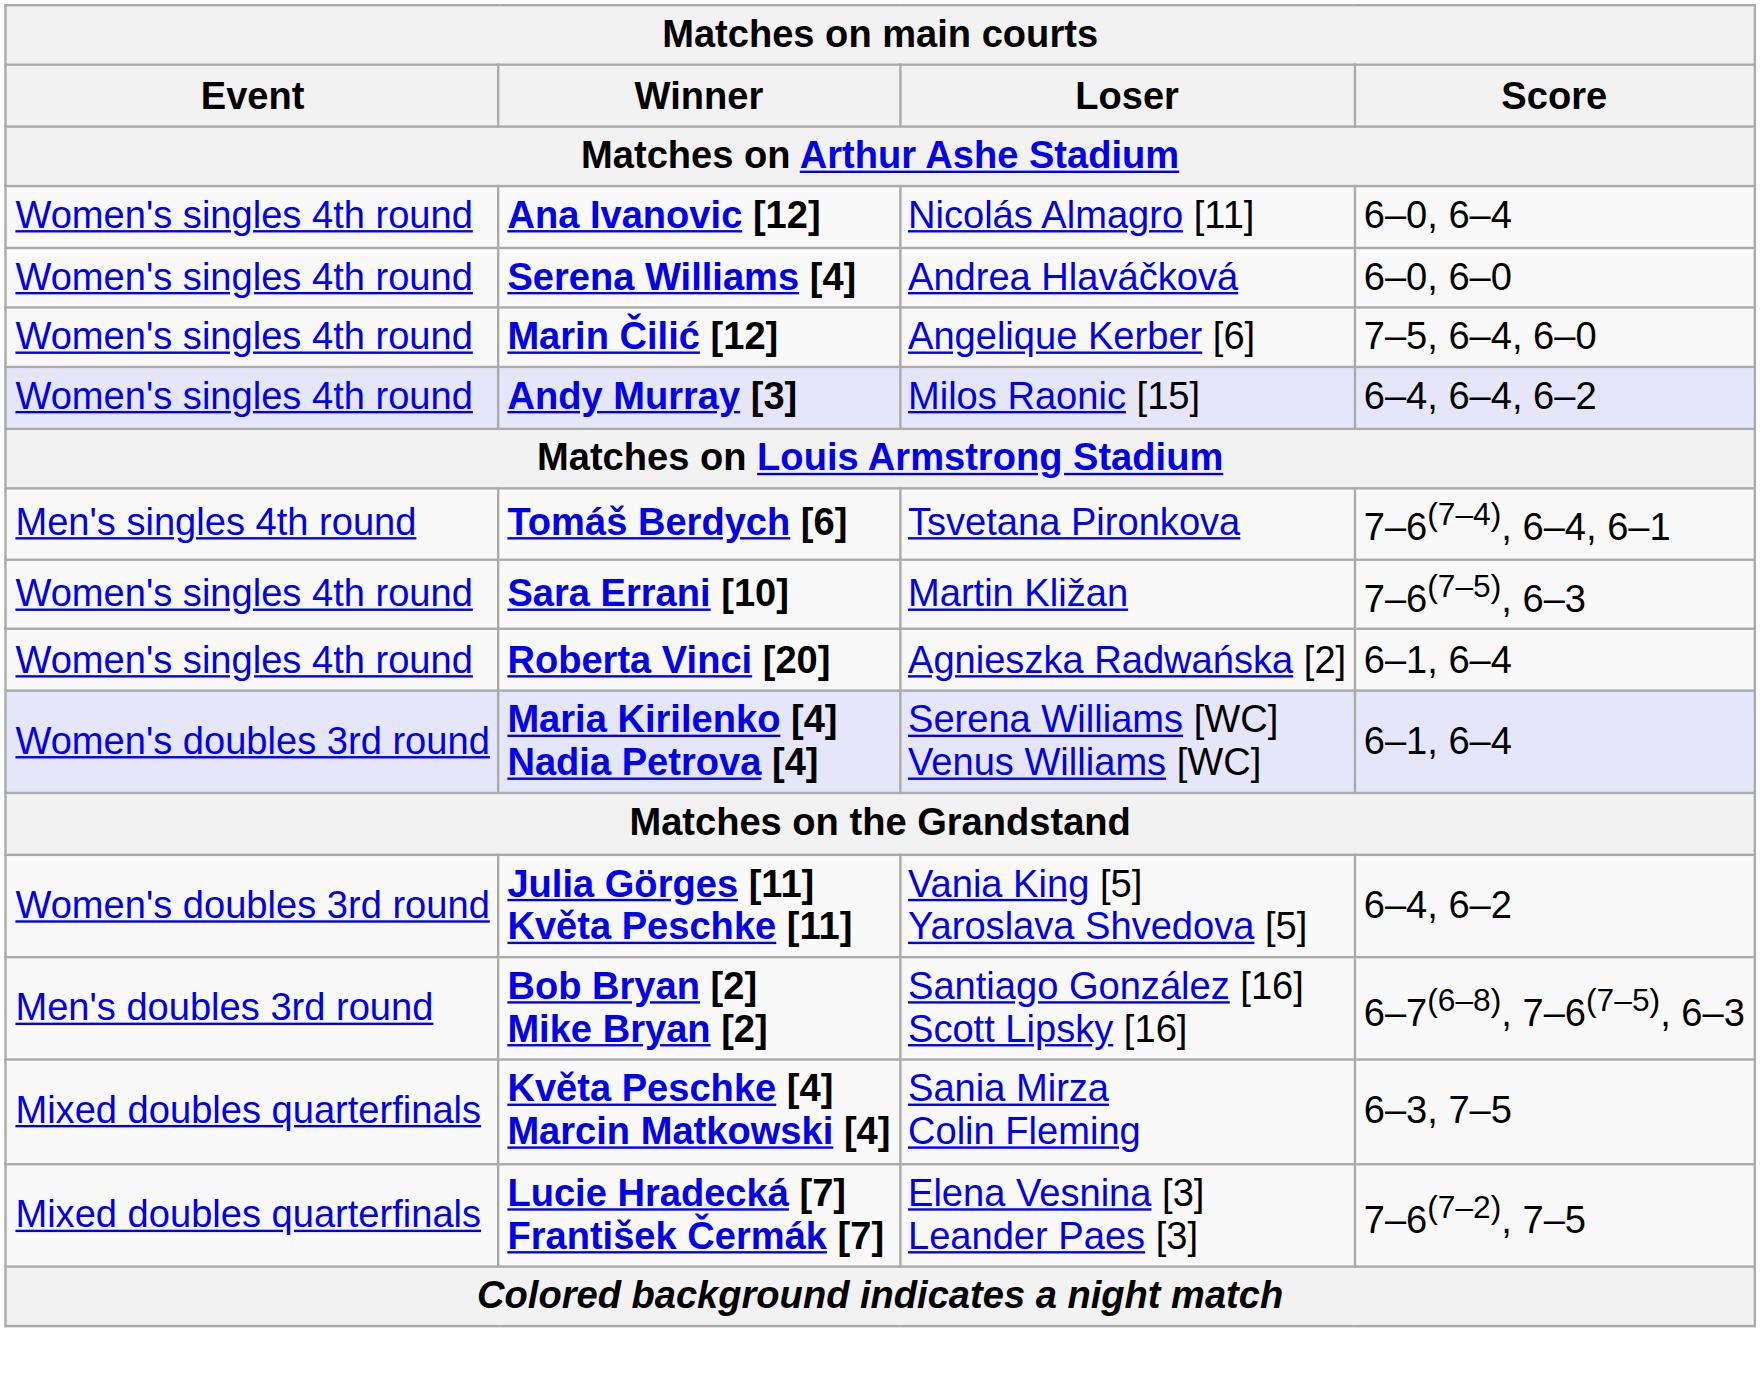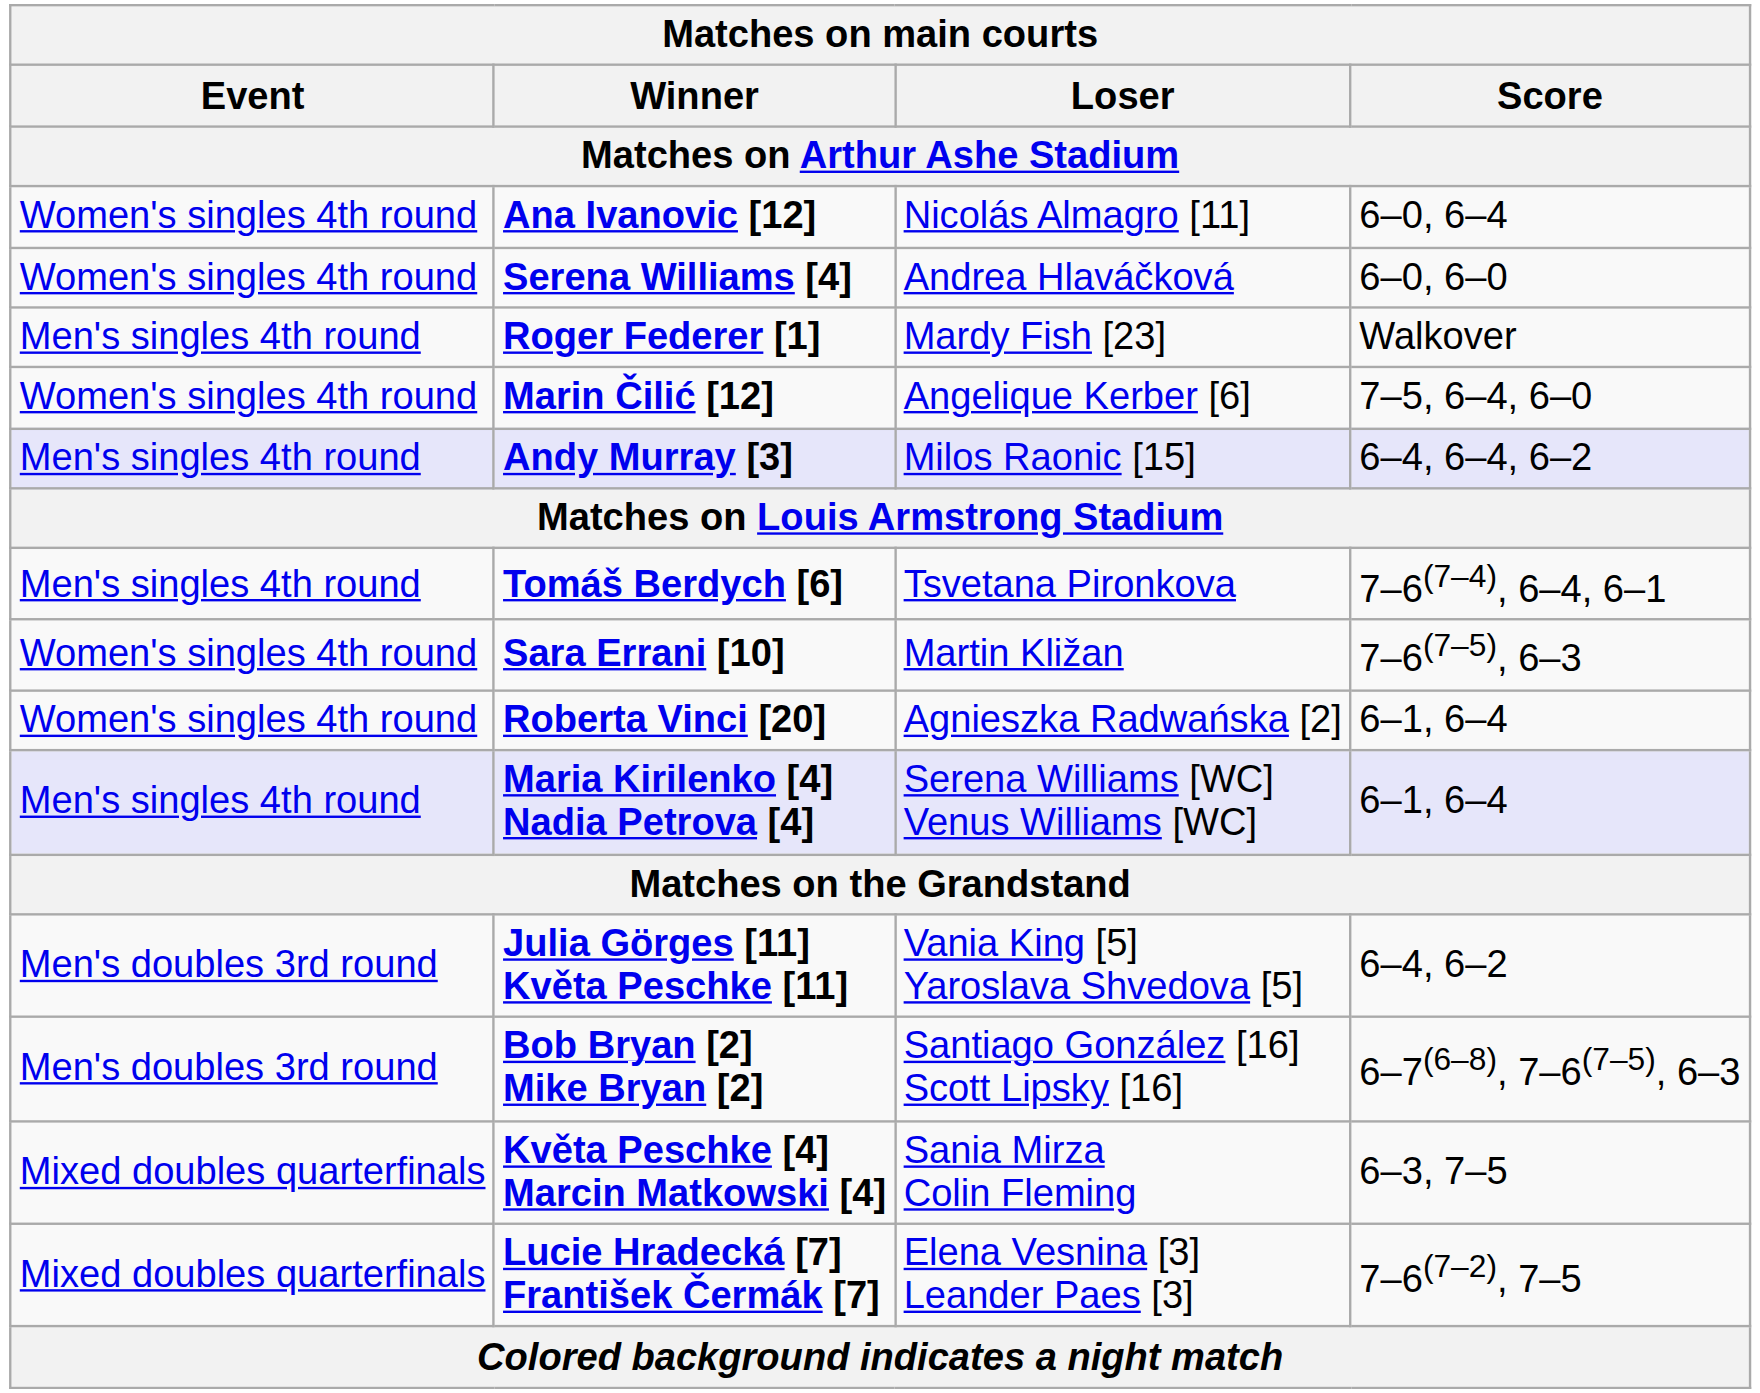+ row: (662, 336)
(244, 397) Women's singles 4th round -> (220, 457) Men's singles 4th round
(253, 741) Women's doubles 3rd round -> (220, 801) Men's singles 4th round
(253, 904) Women's doubles 3rd round -> (229, 965) Men's doubles 3rd round
